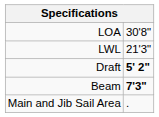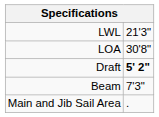rows swapped: (109, 31) <-> (109, 49)
(136, 85) bold -> (135, 85) normal
